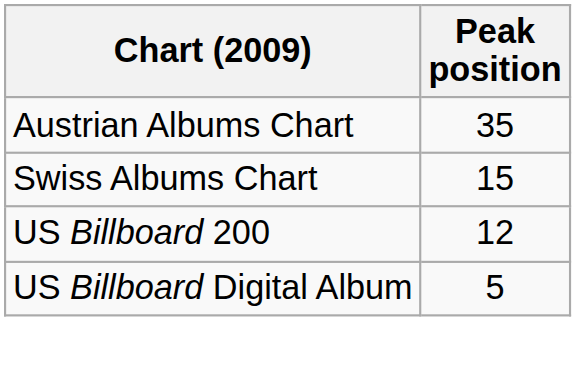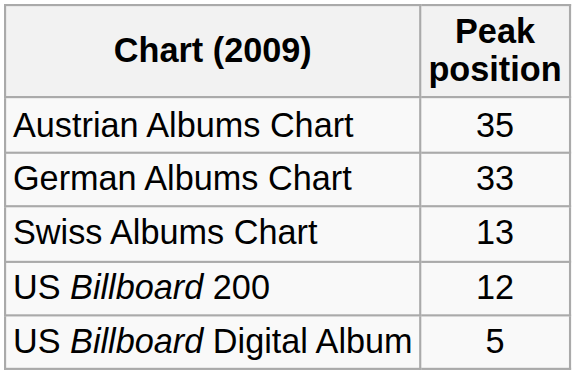+ row: (182, 178)
(495, 178) 15 -> (495, 233) 13
